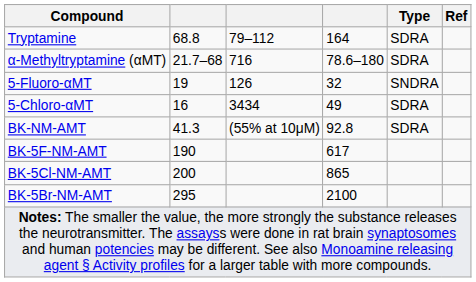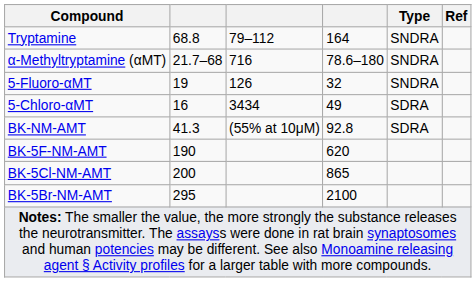(410, 38) SDRA -> (414, 38) SNDRA
(410, 61) SDRA -> (414, 61) SNDRA
(338, 151) 617 -> (338, 151) 620
